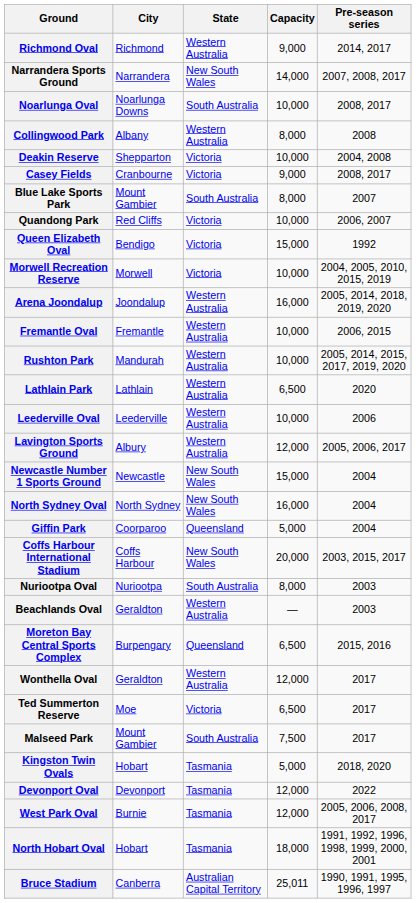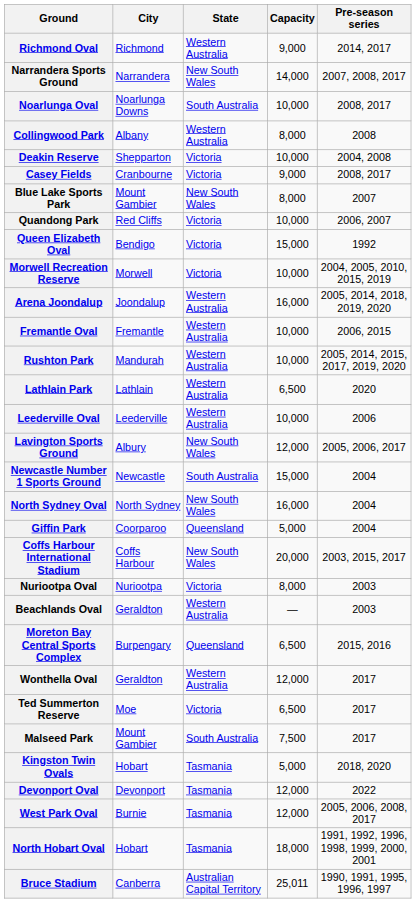(222, 198) South Australia -> (212, 198) New South Wales
(207, 447) Western Australia -> (212, 447) New South Wales
(212, 476) New South Wales -> (222, 476) South Australia
(222, 587) South Australia -> (204, 587) Victoria
